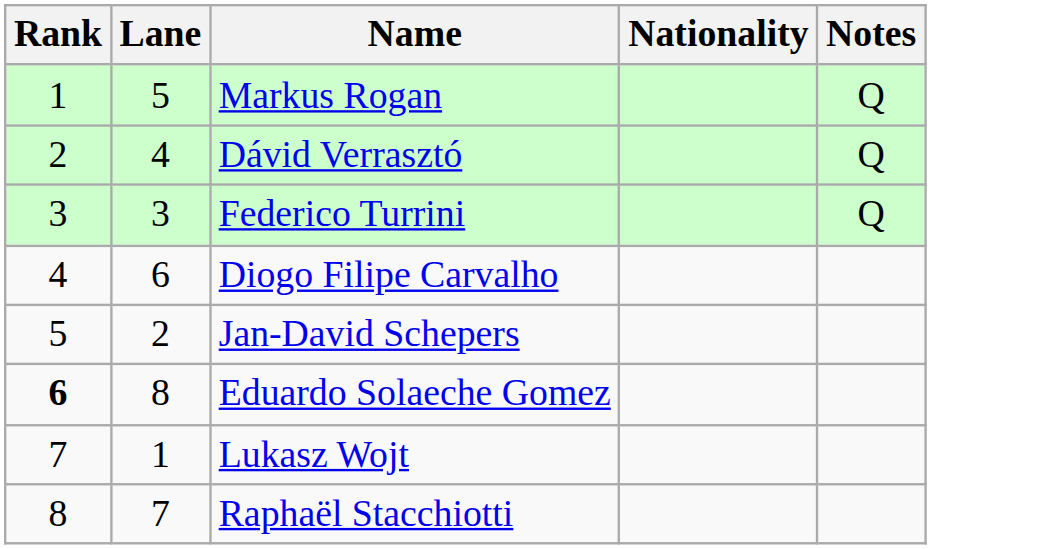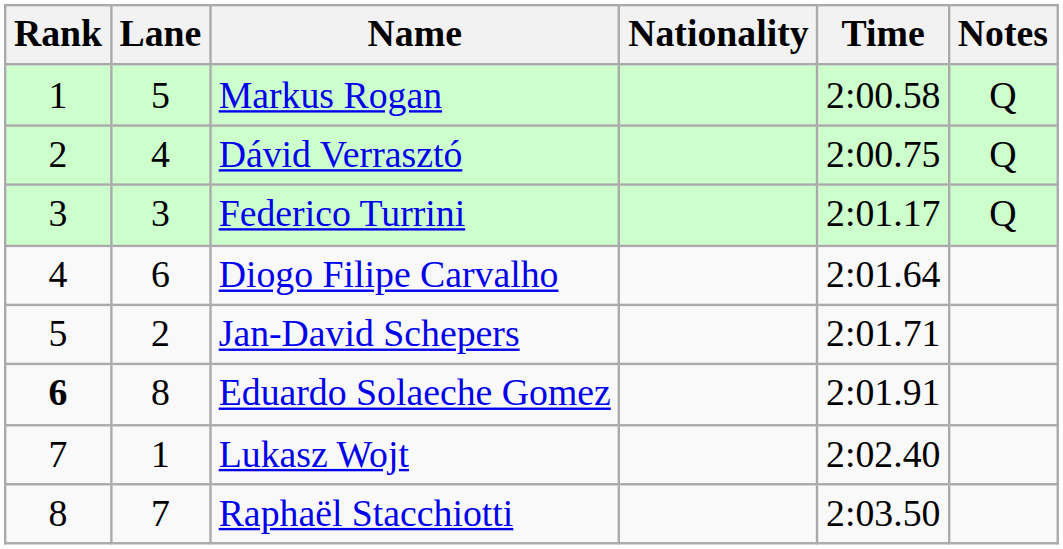+ column: (883, 34)
